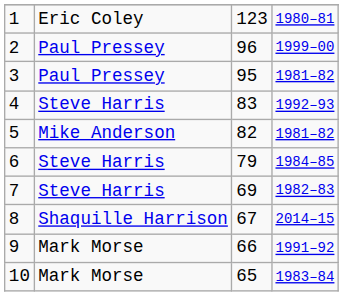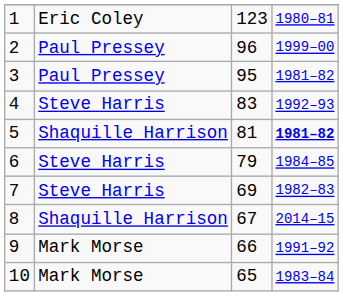(107, 133) Mike Anderson -> (133, 133) Shaquille Harrison
(247, 133) 82 -> (247, 133) 81
(305, 133) normal -> (305, 133) bold
